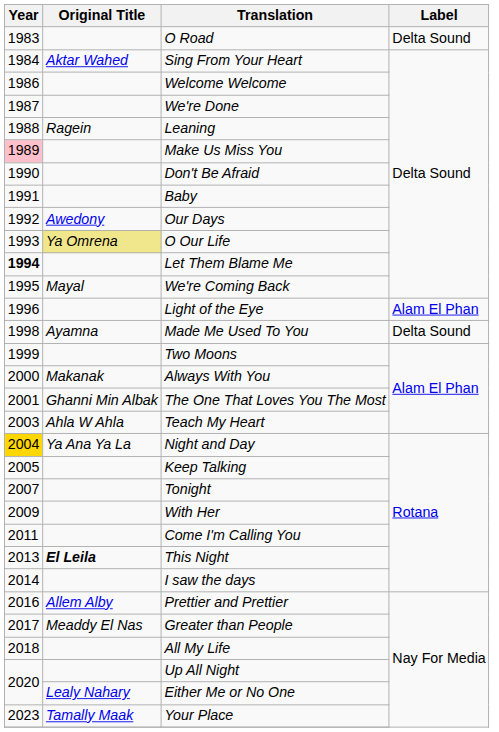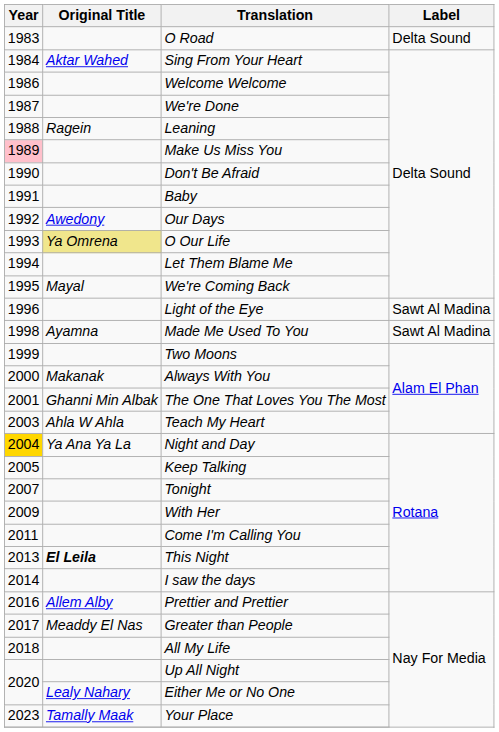(24, 264) bold -> (24, 264) normal
(435, 309) Alam El Phan -> (441, 309) Sawt Al Madina
(432, 331) Delta Sound -> (441, 331) Sawt Al Madina
